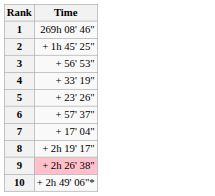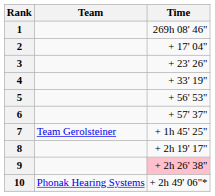+ column: (91, 13)
(68, 47) + 1h 45' 25" -> (188, 47) + 17' 04"
(75, 64) + 56' 53" -> (188, 64) + 23' 26"
(75, 98) + 23' 26" -> (188, 98) + 56' 53"
(75, 132) + 17' 04" -> (181, 132) + 1h 45' 25"
